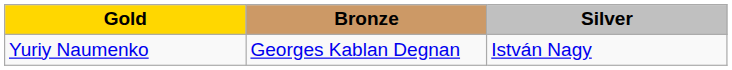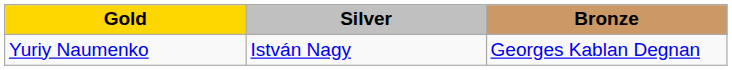columns swapped: (607, 19) <-> (366, 19)
